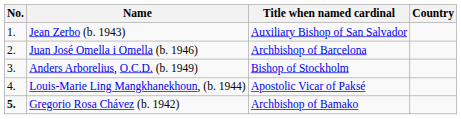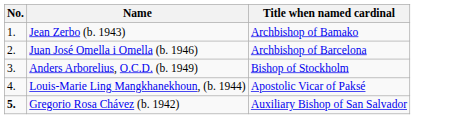- column: (433, 13)
(329, 31) Auxiliary Bishop of San Salvador -> (305, 31) Archbishop of Bamako
(305, 104) Archbishop of Bamako -> (329, 104) Auxiliary Bishop of San Salvador
